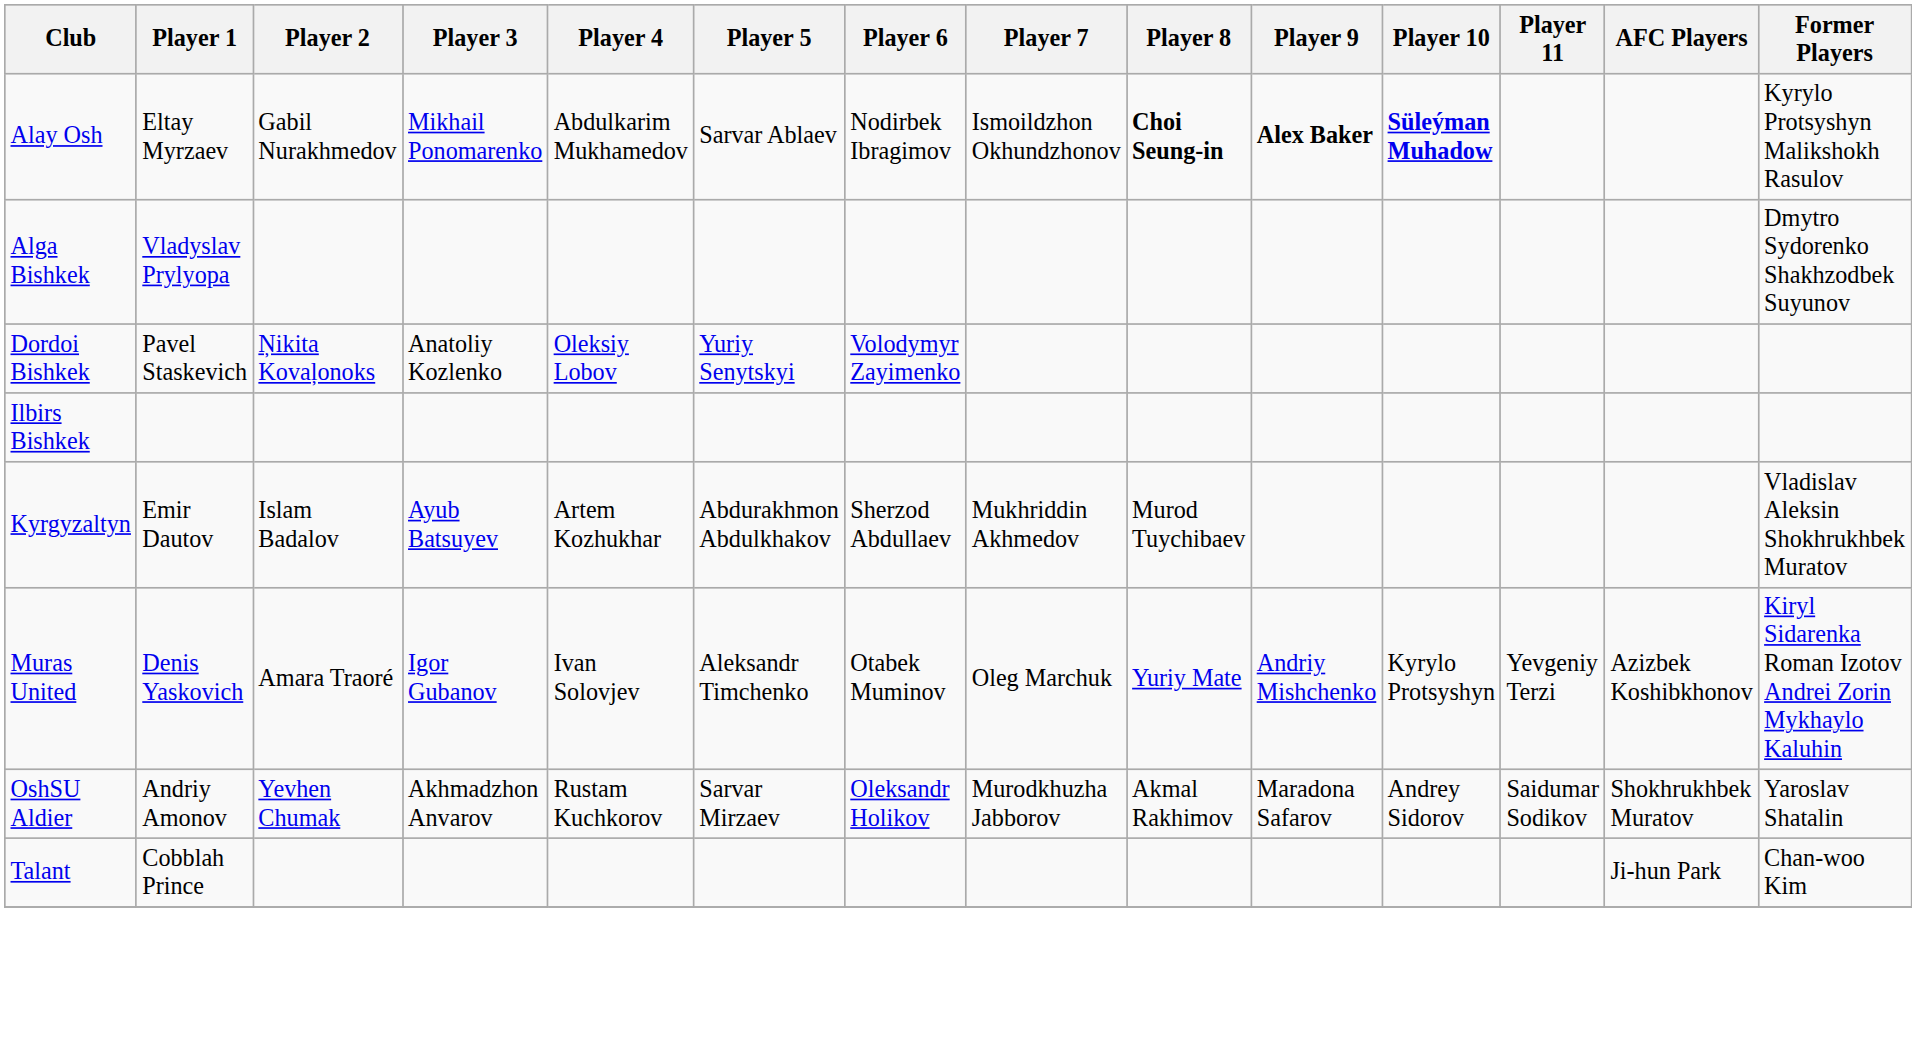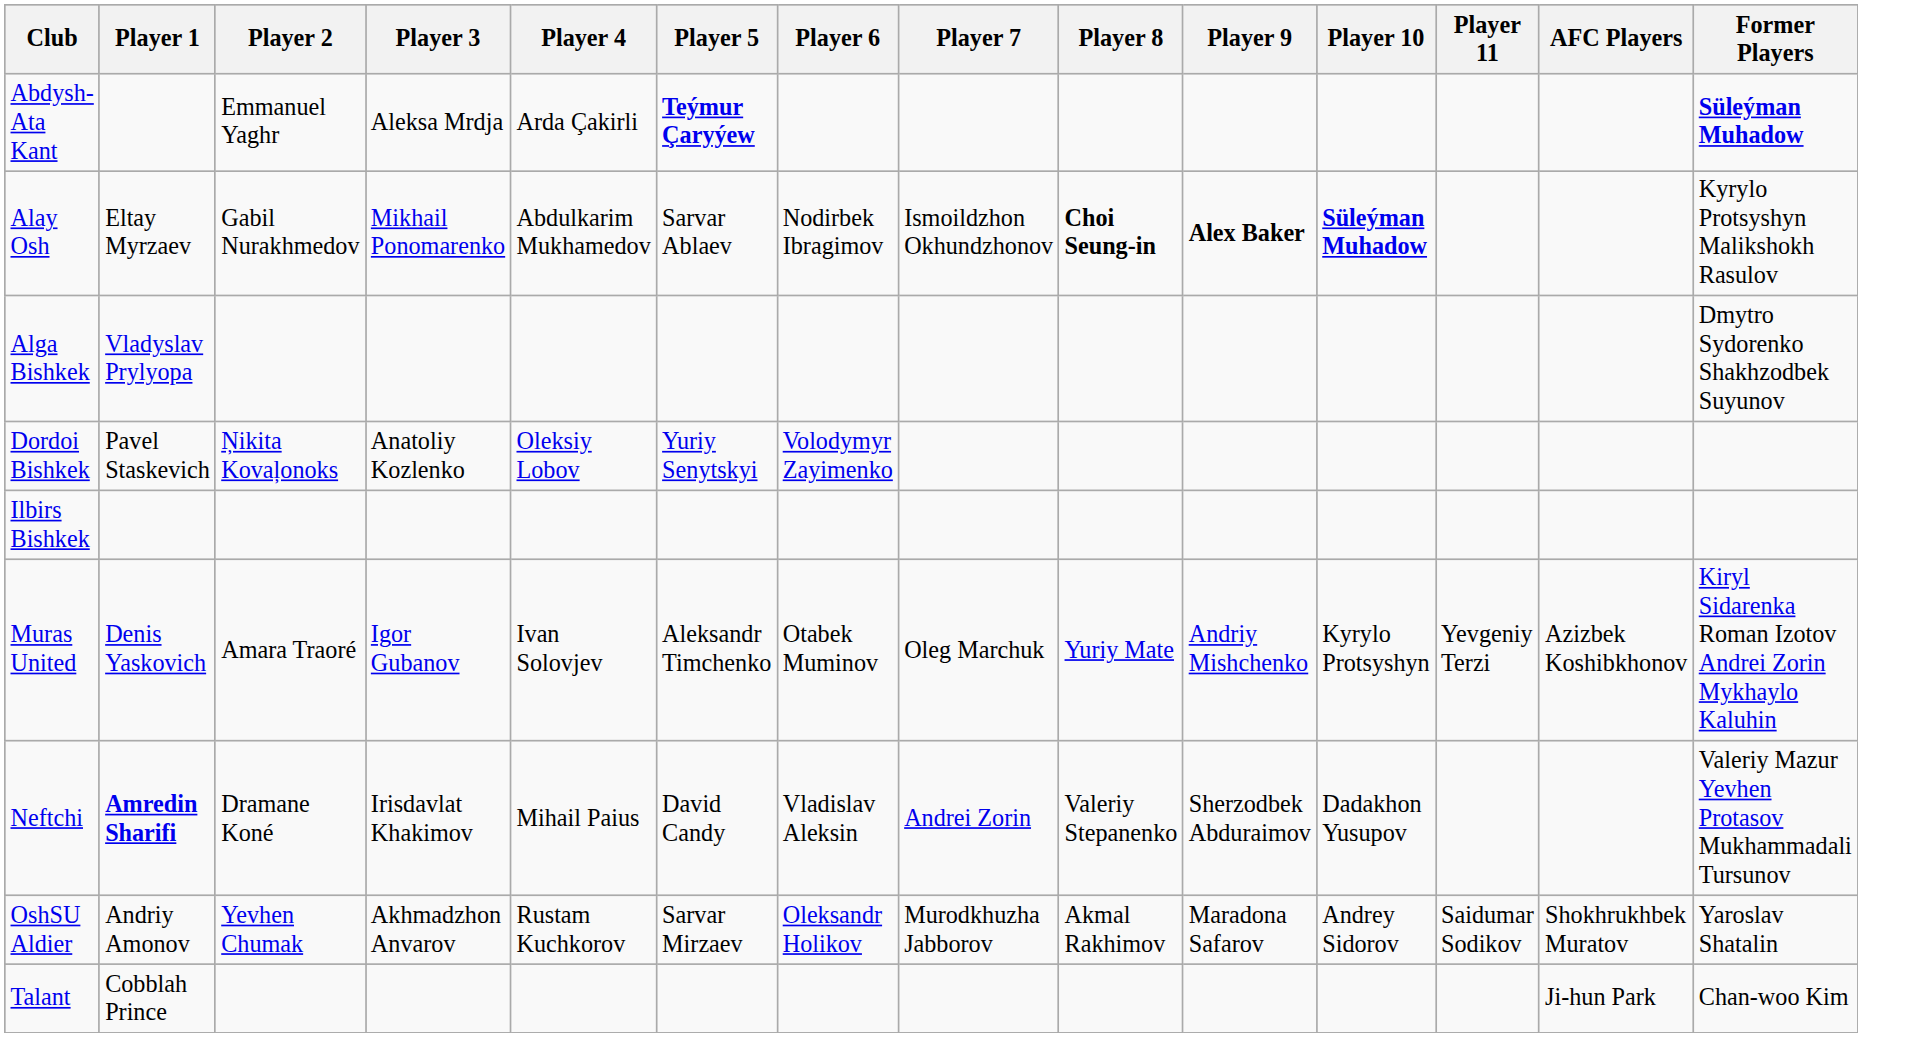+ row: (52, 121)
- row: (71, 524)
+ row: (47, 818)
